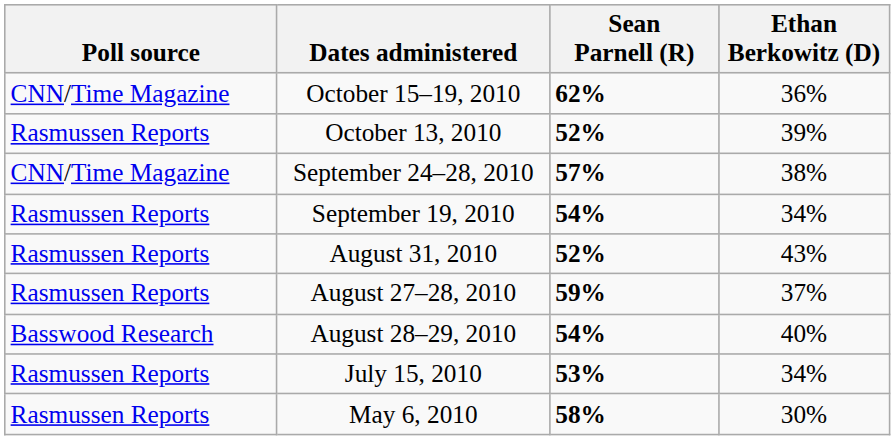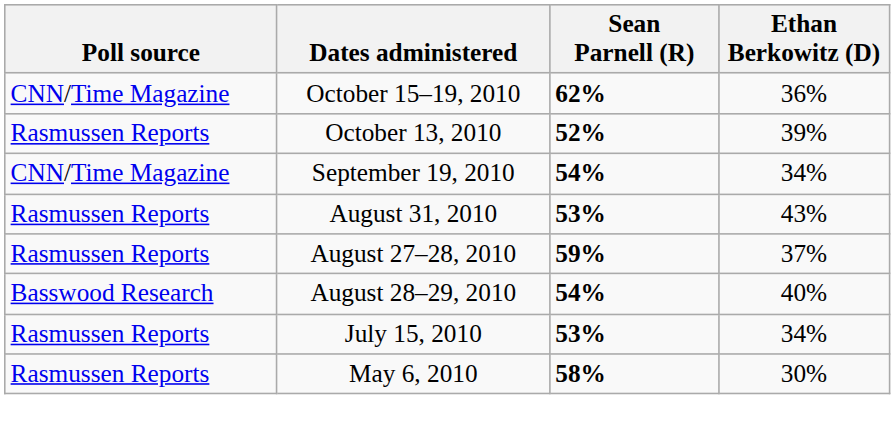- row: (413, 173)
(110, 213) Rasmussen Reports -> (120, 173) CNN/Time Magazine
(581, 253) 52% -> (581, 213) 53%
